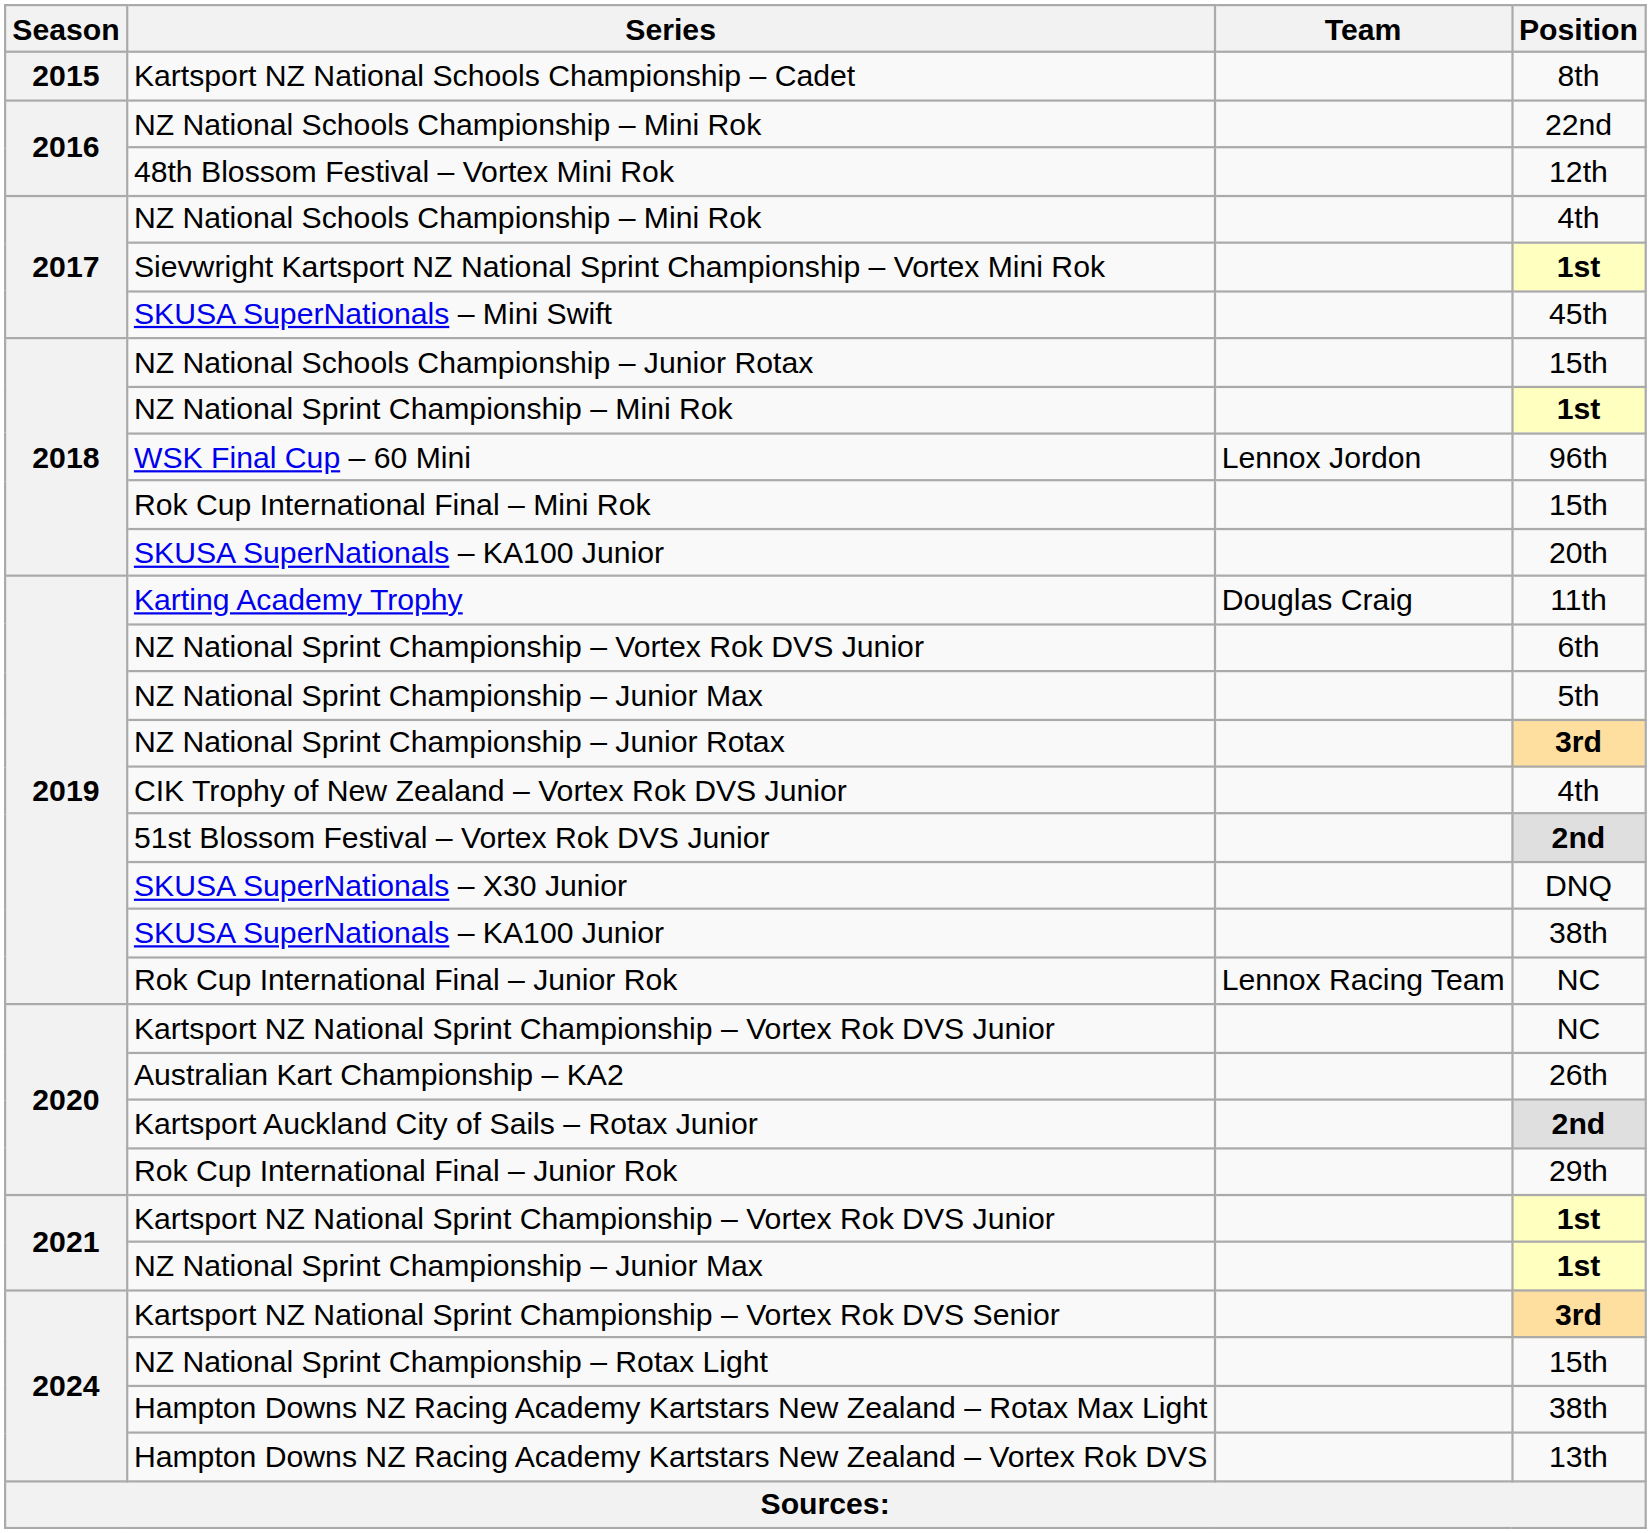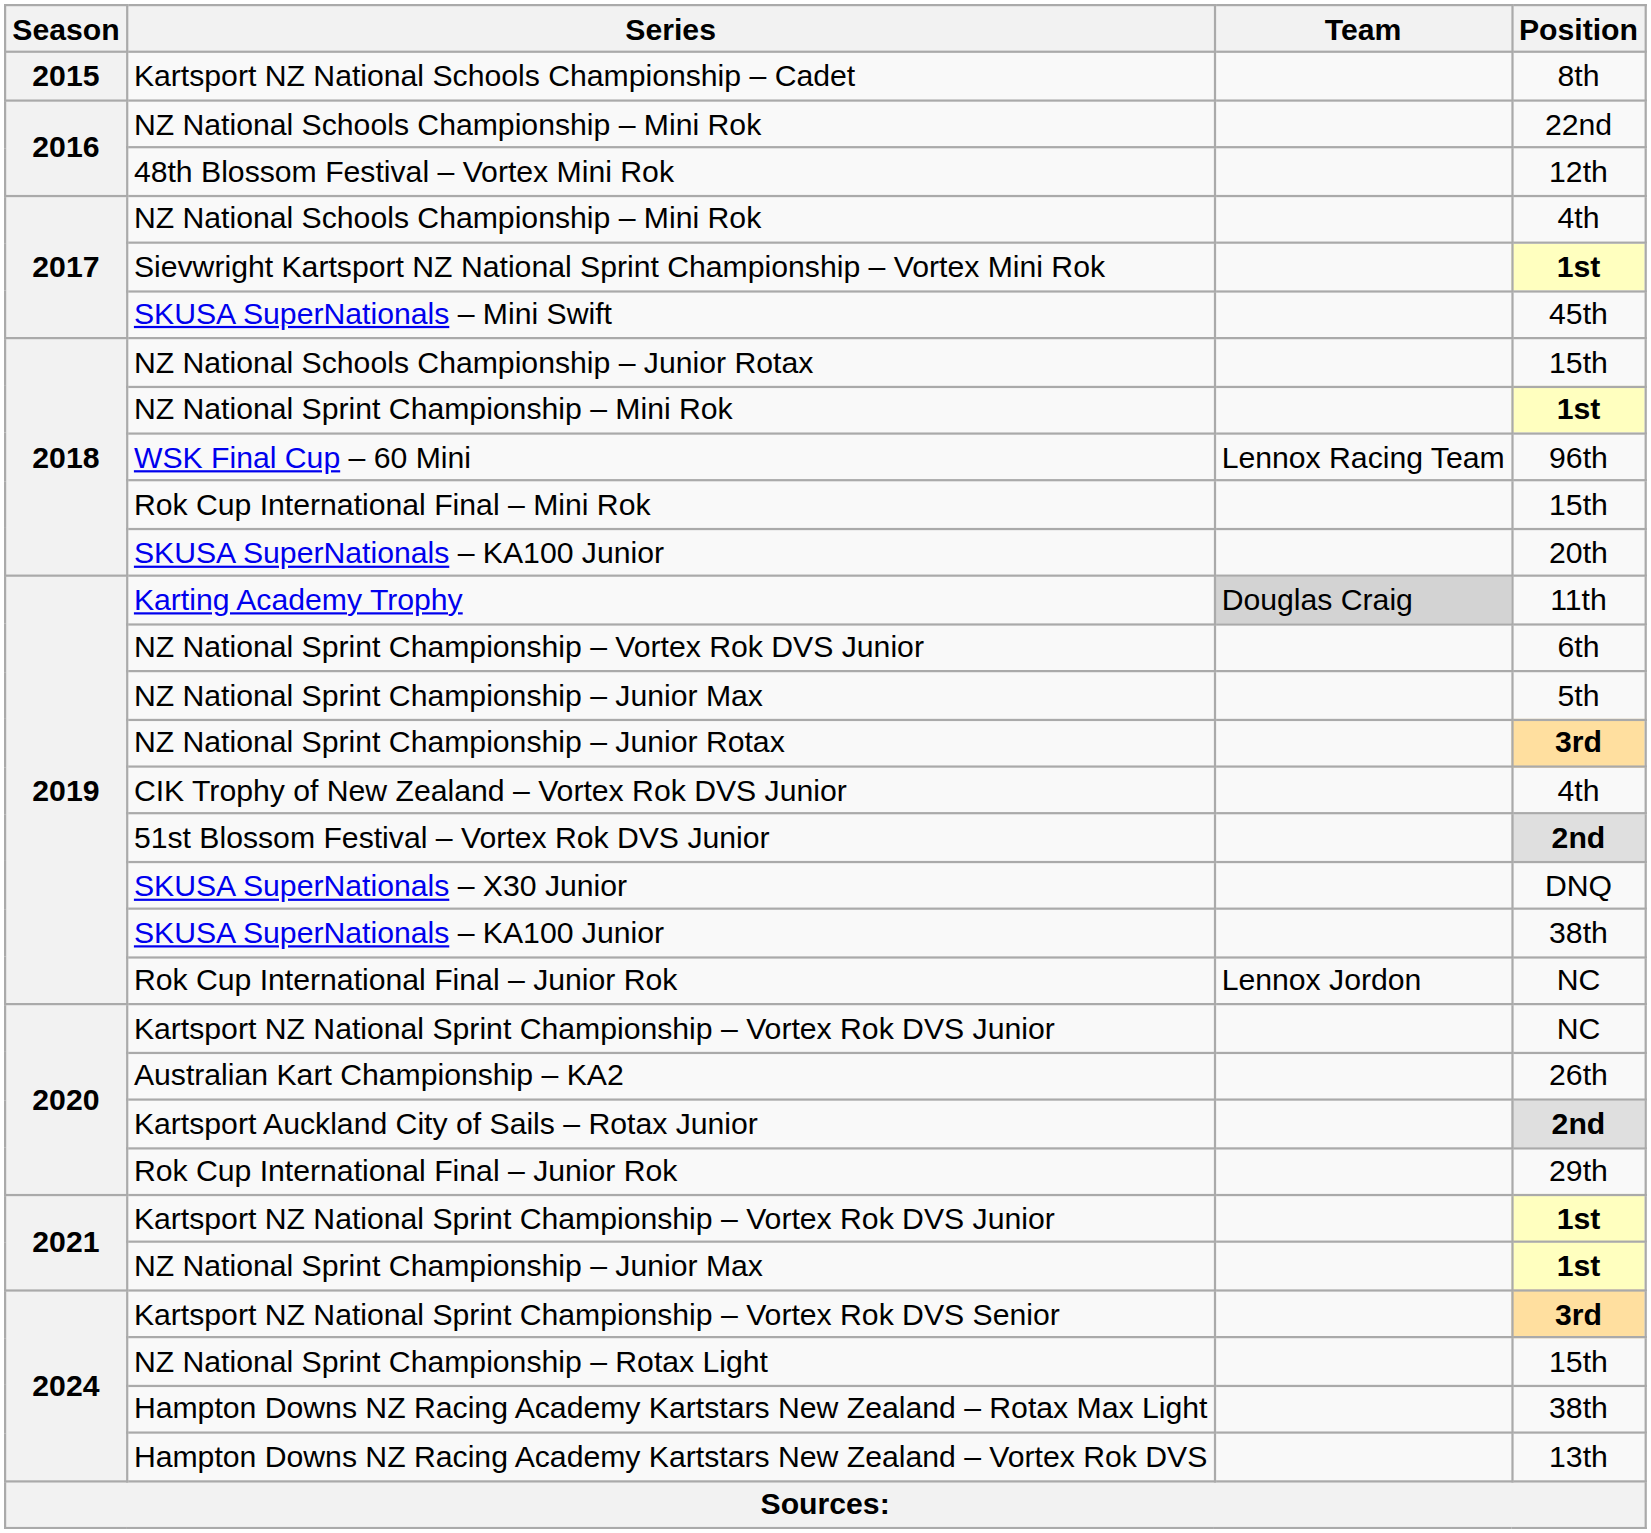(1322, 457) Lennox Jordon -> (1363, 457) Lennox Racing Team
(1317, 600) no background -> (1317, 600) lightgrey background
(1363, 980) Lennox Racing Team -> (1322, 980) Lennox Jordon
